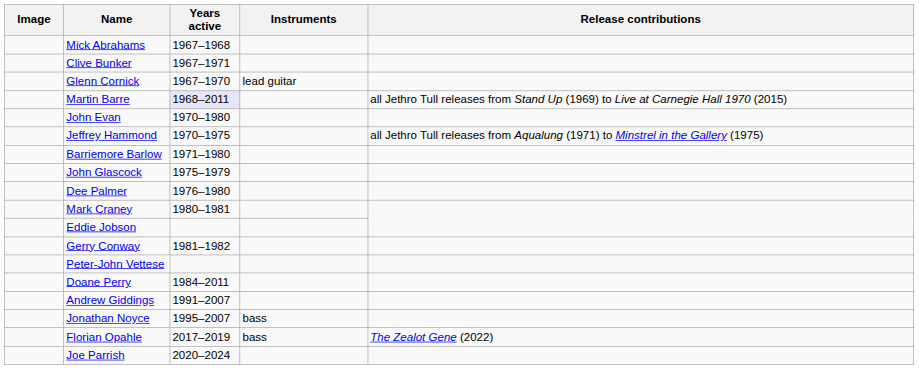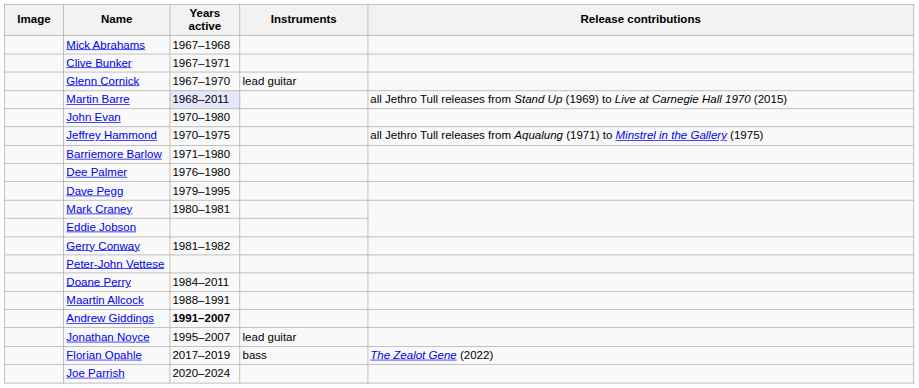- row: (104, 172)
+ row: (95, 191)
+ row: (105, 300)
(201, 300) normal -> (201, 318) bold
(255, 318) bass -> (269, 337) lead guitar
